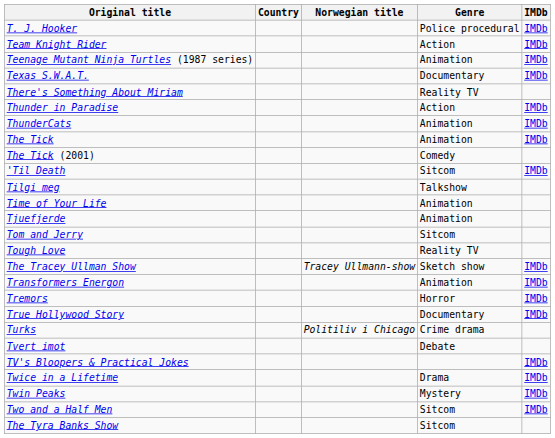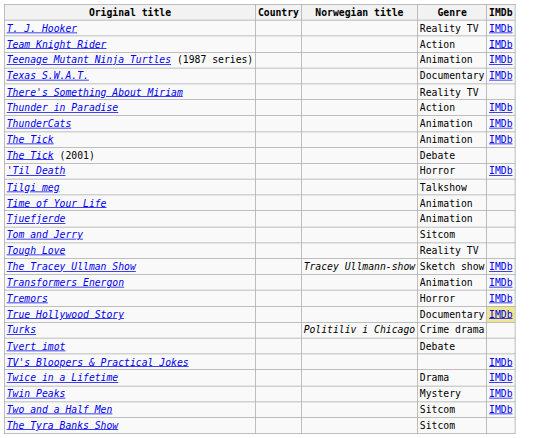(470, 28) Police procedural -> (449, 28) Reality TV
(437, 155) Comedy -> (437, 155) Debate
(437, 171) Sitcom -> (437, 171) Horror
(536, 314) no background -> (501, 314) khaki background
